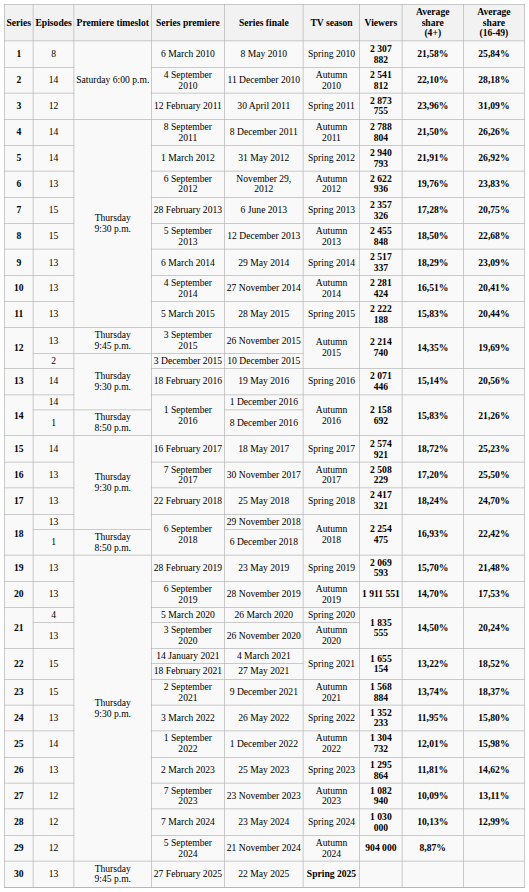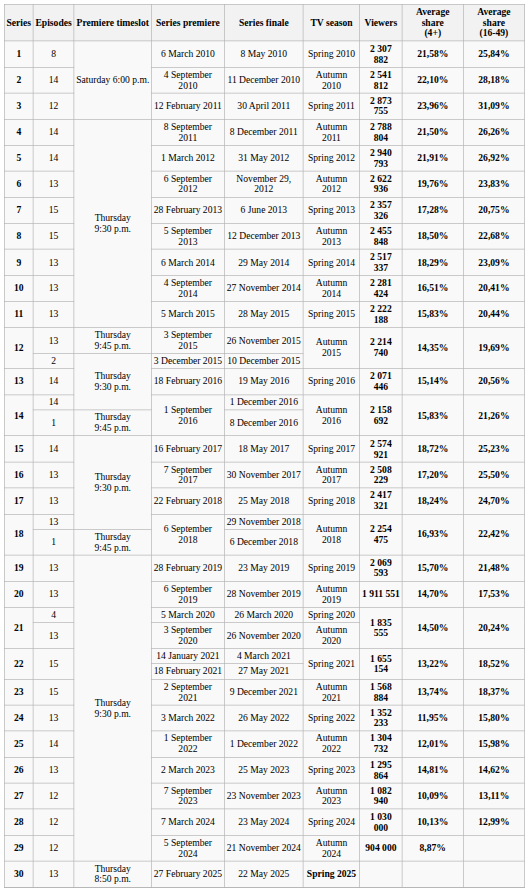(113, 423) Thursday 8:50 p.m. -> (113, 423) Thursday 9:45 p.m.
(113, 542) Thursday 8:50 p.m. -> (113, 542) Thursday 9:45 p.m.
(433, 770) 11,81% -> (433, 770) 14,81%
(113, 874) Thursday 9:45 p.m. -> (113, 874) Thursday 8:50 p.m.
